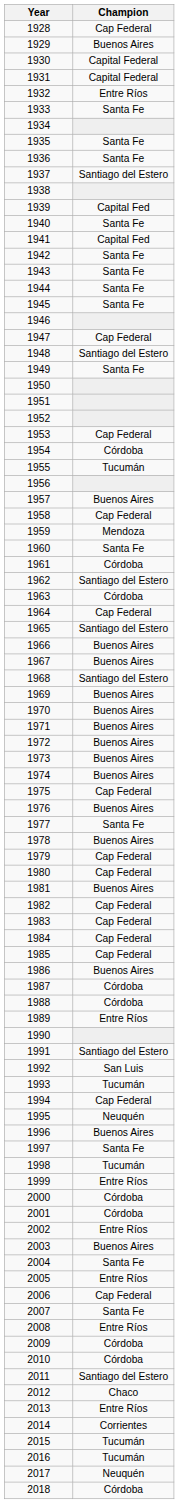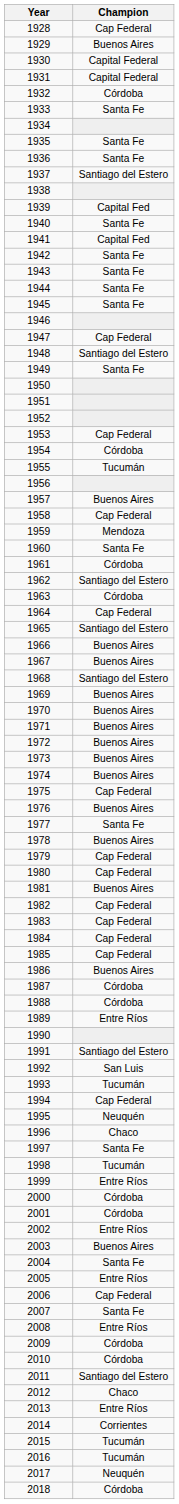(123, 93) Entre Ríos -> (123, 93) Córdoba
(123, 1133) Buenos Aires -> (123, 1133) Chaco
